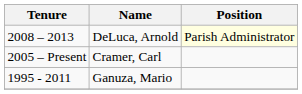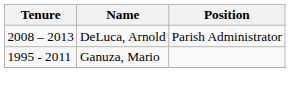(239, 36) lightyellow background -> (227, 36) no background
- row: (127, 57)
